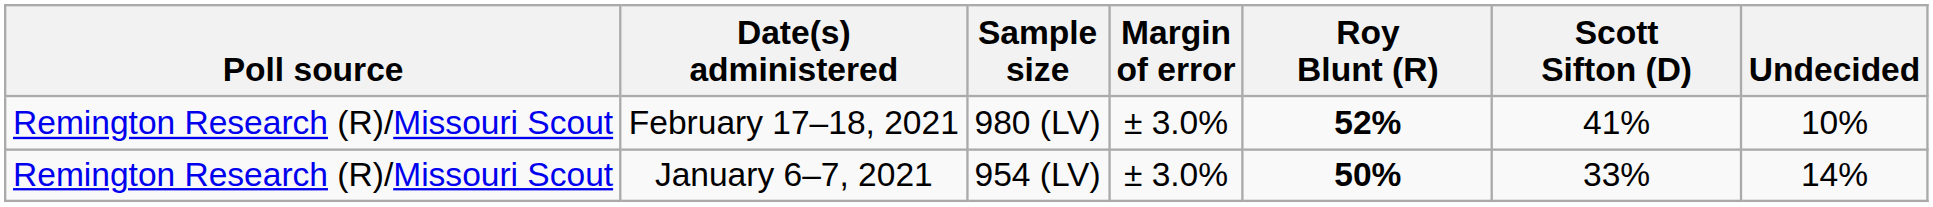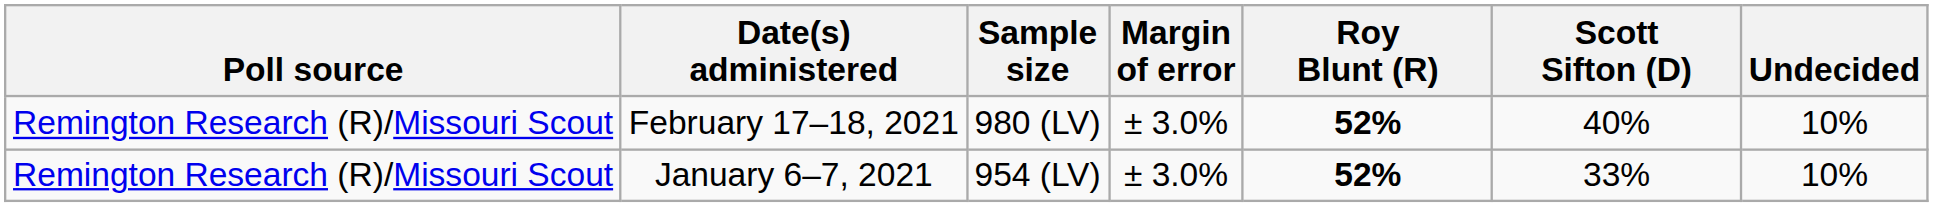(1617, 122) 41% -> (1617, 122) 40%
(1368, 175) 50% -> (1368, 175) 52%
(1835, 175) 14% -> (1835, 175) 10%
